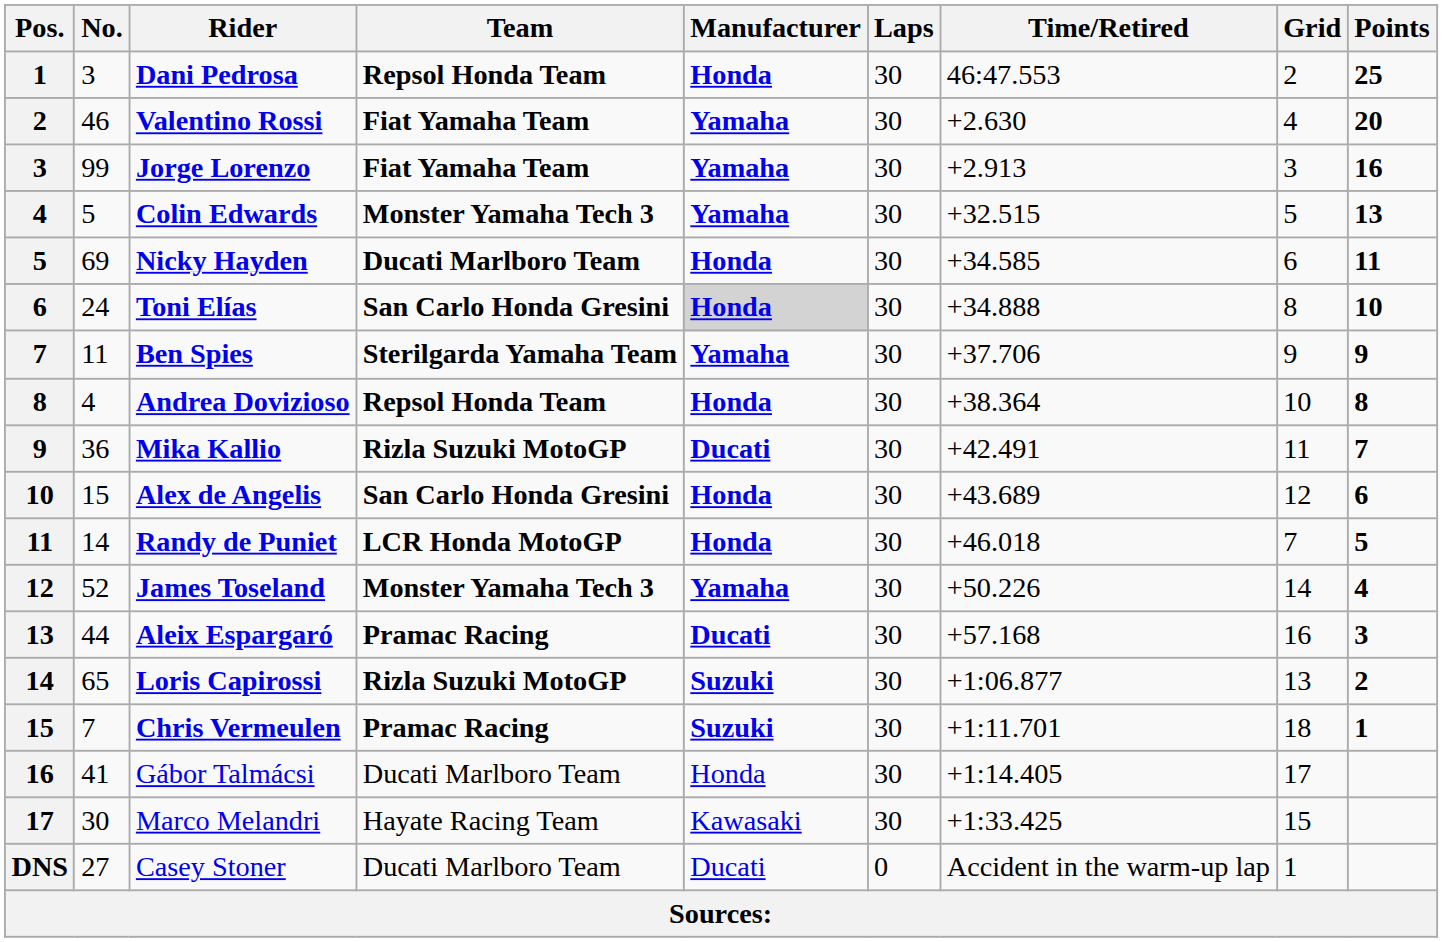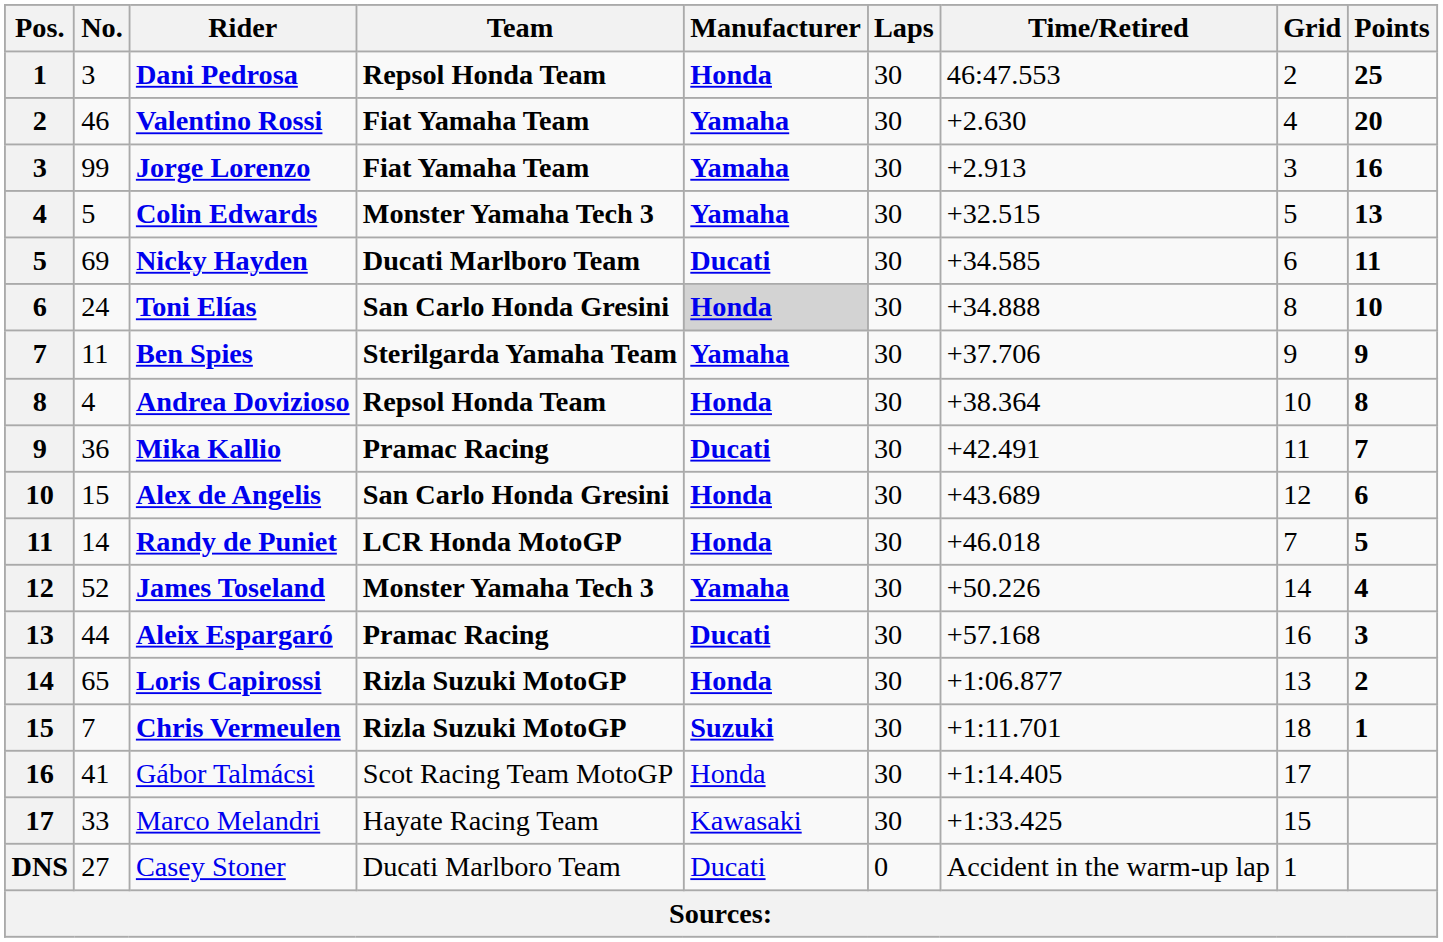(731, 261) Honda -> (730, 261) Ducati
(495, 447) Rizla Suzuki MotoGP -> (456, 447) Pramac Racing
(732, 680) Suzuki -> (731, 680) Honda
(456, 727) Pramac Racing -> (495, 727) Rizla Suzuki MotoGP
(492, 773) Ducati Marlboro Team -> (518, 773) Scot Racing Team MotoGP
(95, 820) 30 -> (95, 820) 33
